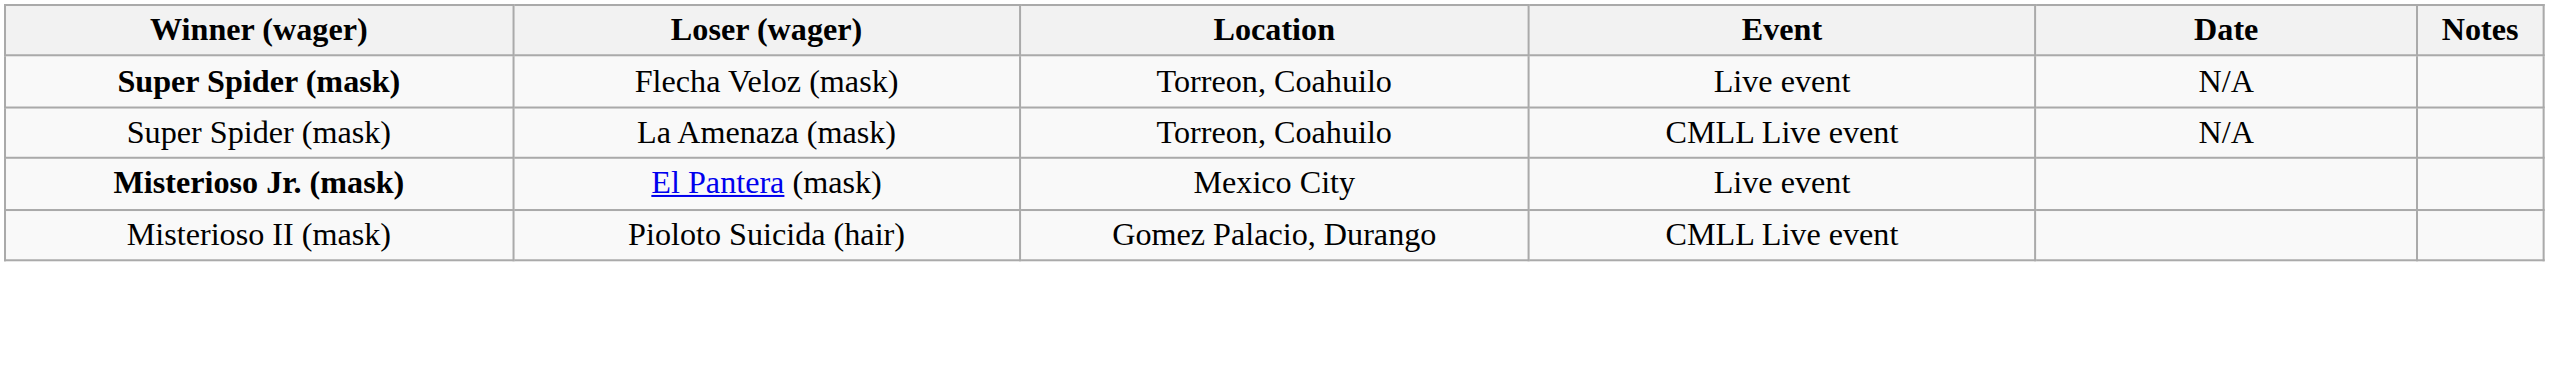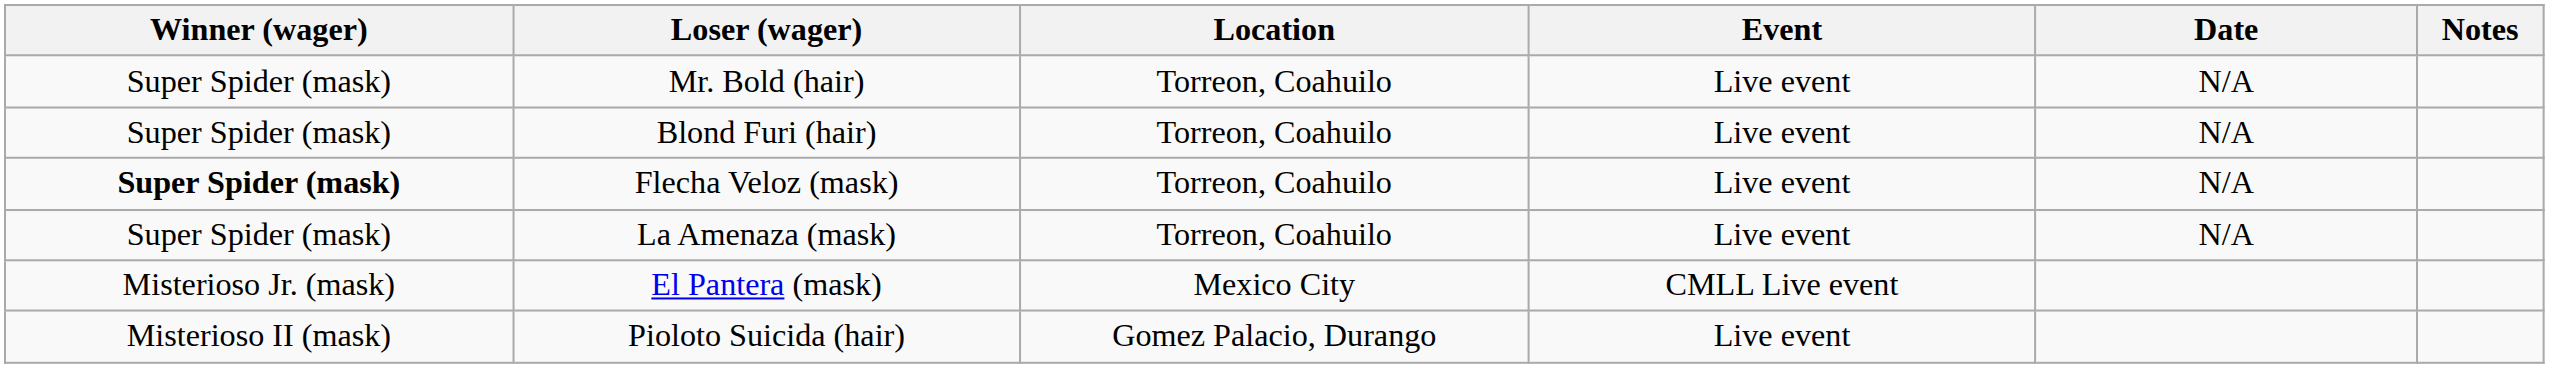+ row: (767, 81)
+ row: (767, 132)
(1782, 132) CMLL Live event -> (1782, 234) Live event
(259, 183) bold -> (259, 285) normal
(1782, 183) Live event -> (1782, 285) CMLL Live event
(1782, 234) CMLL Live event -> (1782, 336) Live event
